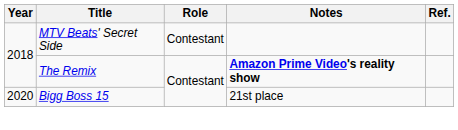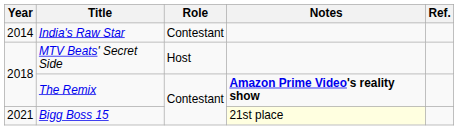+ row: (82, 32)
(195, 39) Contestant -> (179, 58) Host
(20, 96) 2020 -> (20, 115) 2021
(256, 96) no background -> (256, 115) lightyellow background
